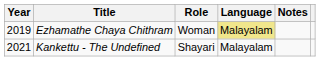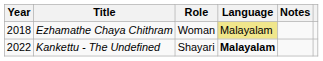(19, 30) 2019 -> (19, 30) 2018
(19, 47) 2021 -> (19, 47) 2022
(246, 47) normal -> (248, 47) bold
